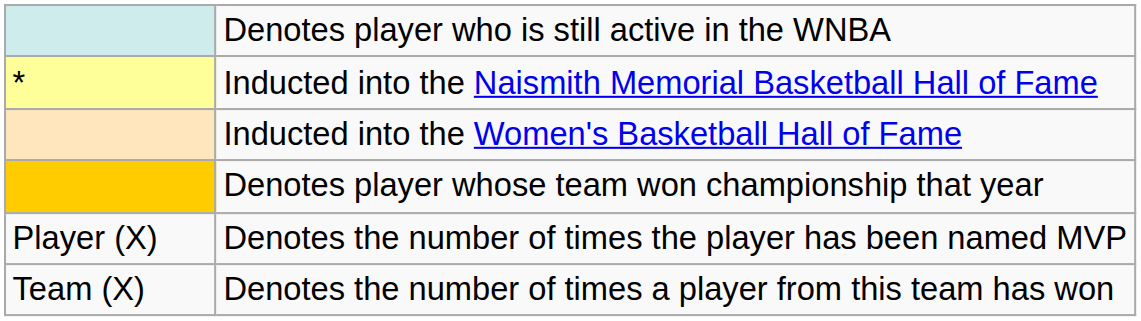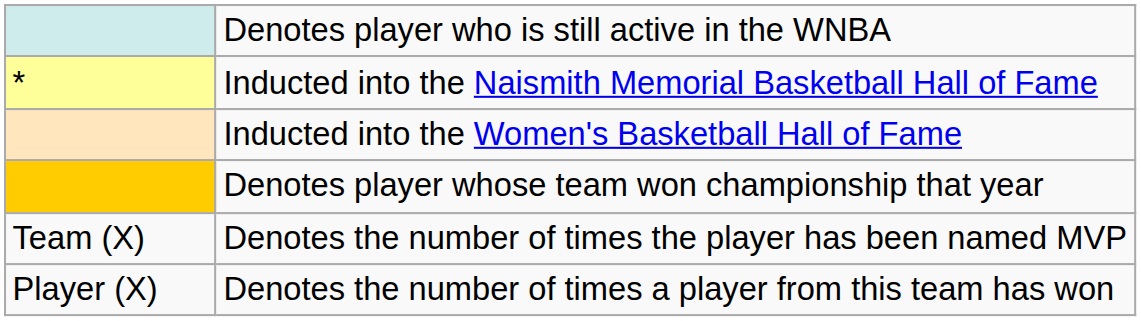(85, 237) Player (X) -> (79, 237) Team (X)
(79, 289) Team (X) -> (85, 289) Player (X)
